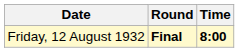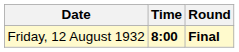columns swapped: (215, 15) <-> (172, 15)
